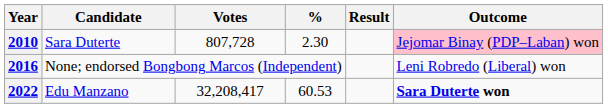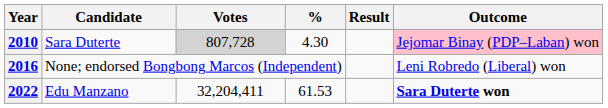(230, 41) no background -> (230, 41) lightgrey background
(315, 41) 2.30 -> (315, 41) 4.30
(230, 91) 32,208,417 -> (230, 91) 32,204,411
(315, 91) 60.53 -> (315, 91) 61.53
